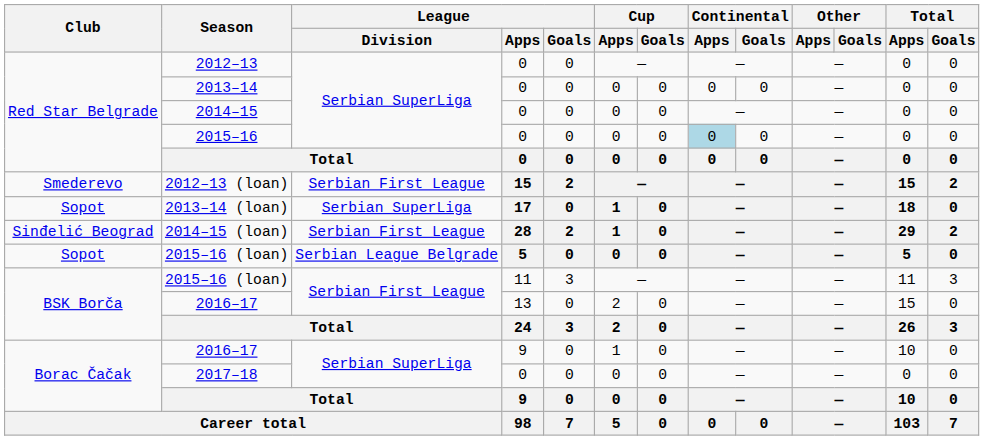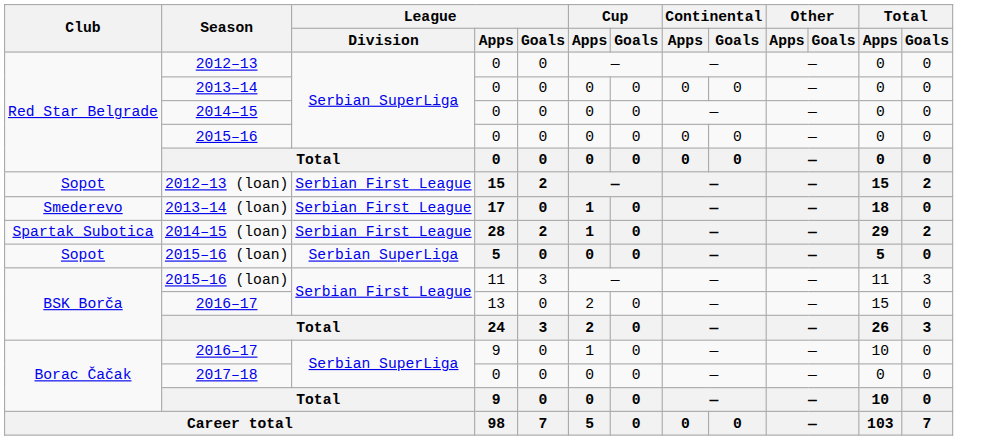(712, 136) lightblue background -> (685, 136) no background
(83, 184) Smederevo -> (83, 184) Sopot
(83, 208) Sopot -> (83, 208) Smederevo
(397, 208) Serbian SuperLiga -> (383, 208) Serbian First League
(83, 232) Sinđelić Beograd -> (83, 232) Spartak Subotica
(397, 256) Serbian League Belgrade -> (383, 256) Serbian SuperLiga
